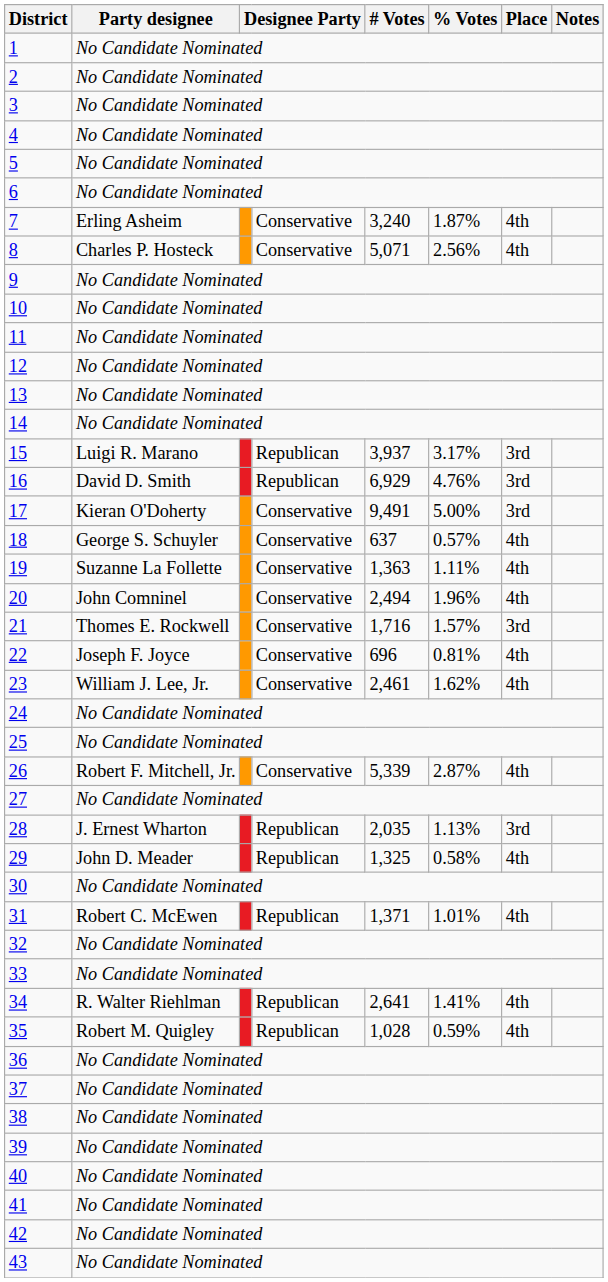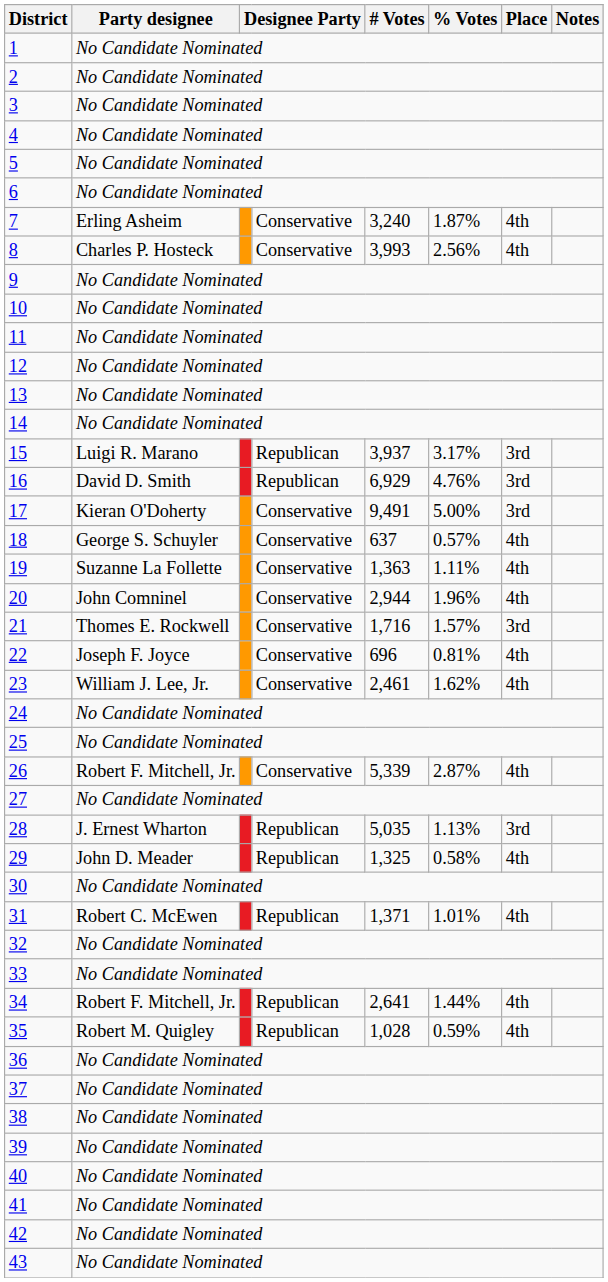(390, 250) 5,071 -> (390, 250) 3,993
(390, 597) 2,494 -> (390, 597) 2,944
(390, 828) 2,035 -> (390, 828) 5,035
(148, 1002) R. Walter Riehlman -> (156, 1002) Robert F. Mitchell, Jr.
(457, 1002) 1.41% -> (457, 1002) 1.44%
